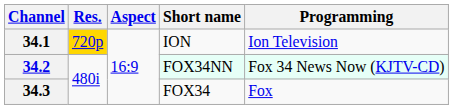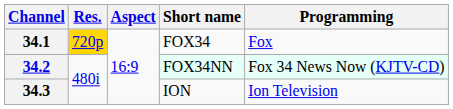(177, 41) ION -> (187, 41) FOX34
(293, 41) Ion Television -> (260, 41) Fox
(187, 91) FOX34 -> (177, 91) ION
(260, 91) Fox -> (293, 91) Ion Television
